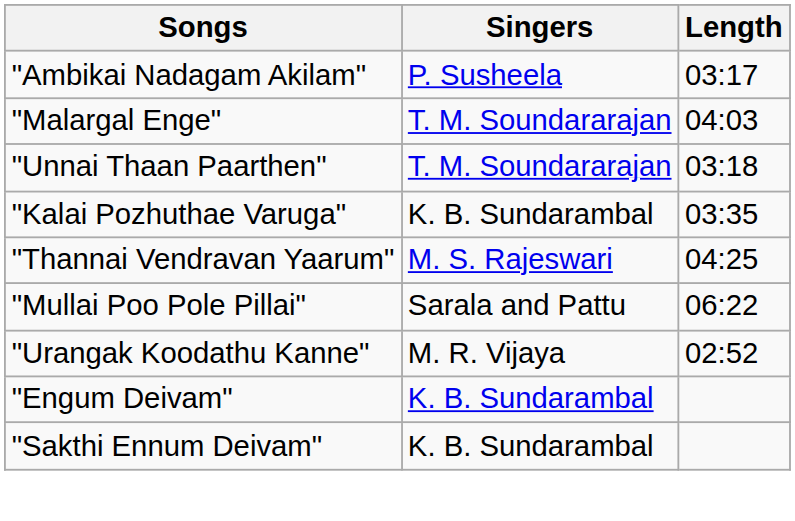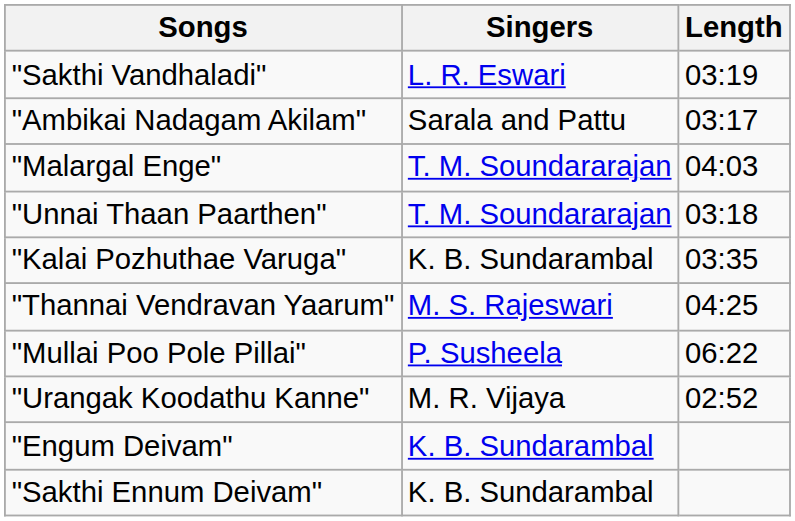+ row: (139, 74)
(485, 74) P. Susheela -> (517, 120) Sarala and Pattu
(517, 306) Sarala and Pattu -> (485, 352) P. Susheela
